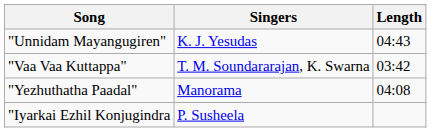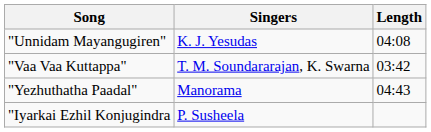(393, 41) 04:43 -> (393, 41) 04:08
(393, 90) 04:08 -> (393, 90) 04:43
